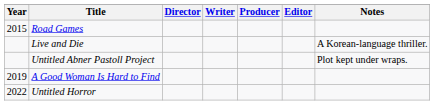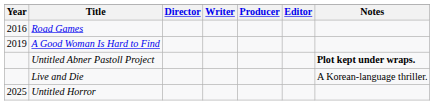(17, 28) 2015 -> (17, 28) 2016
rows swapped: (96, 76) <-> (57, 44)
(362, 60) normal -> (366, 60) bold
(17, 92) 2022 -> (17, 92) 2025
